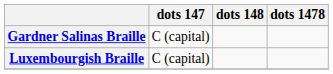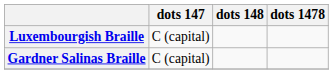rows swapped: (77, 36) <-> (77, 58)
